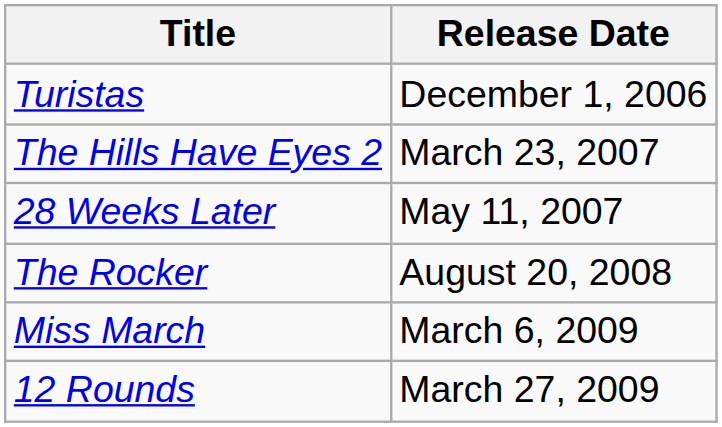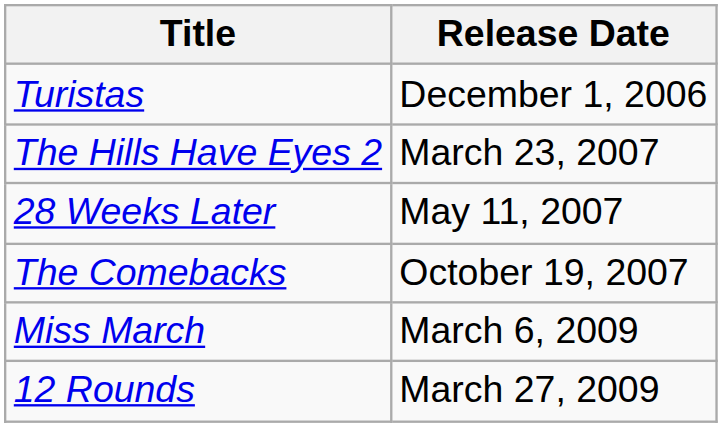+ row: (150, 271)
- row: (111, 271)
